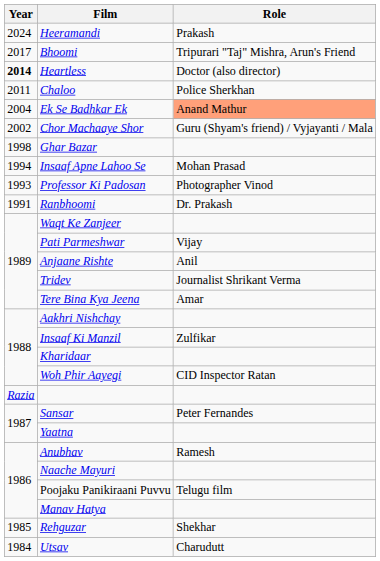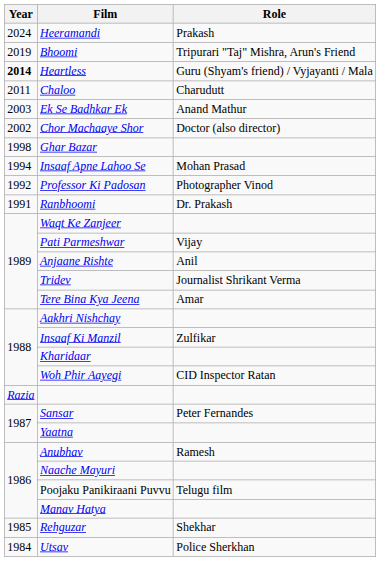(19, 52) 2017 -> (19, 52) 2019
(228, 71) Doctor (also director) -> (274, 71) Guru (Shyam's friend) / Vyjayanti / Mala
(215, 90) Police Sherkhan -> (200, 90) Charudutt
(19, 109) 2004 -> (19, 109) 2003
(211, 109) lightsalmon background -> (211, 109) no background
(274, 128) Guru (Shyam's friend) / Vyjayanti / Mala -> (228, 128) Doctor (also director)
(19, 185) 1993 -> (19, 185) 1992
(200, 546) Charudutt -> (215, 546) Police Sherkhan
